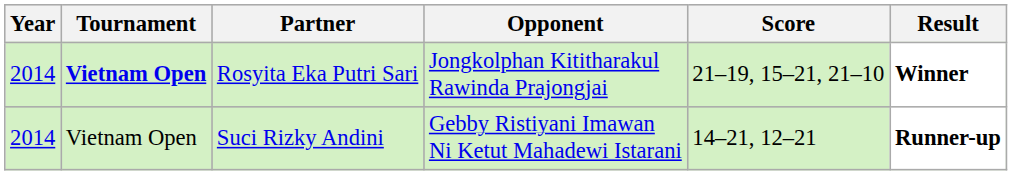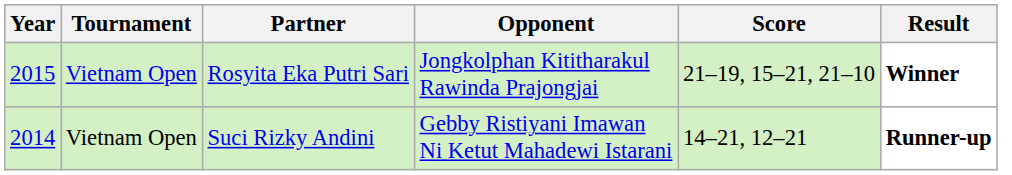(33, 74) 2014 -> (33, 74) 2015
(136, 74) bold -> (131, 74) normal
